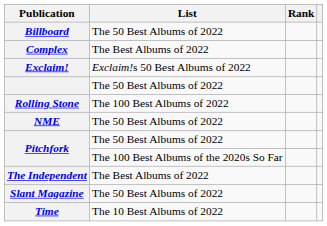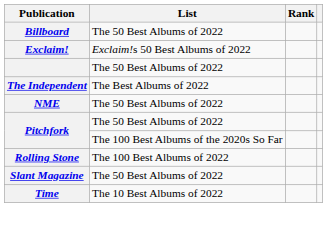- row: (47, 49)
rows swapped: (47, 175) <-> (47, 103)
